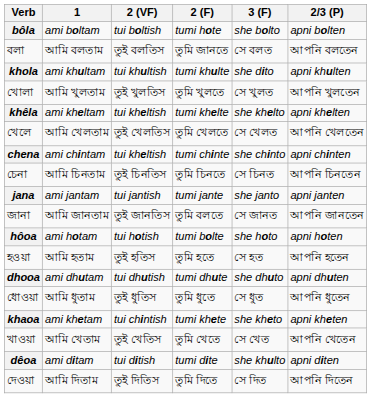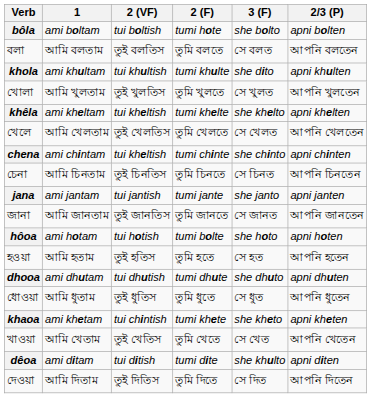(202, 51) তুমি জানতে -> (199, 51) তুমি বলতে
(199, 215) তুমি বলতে -> (202, 215) তুমি জানতে
